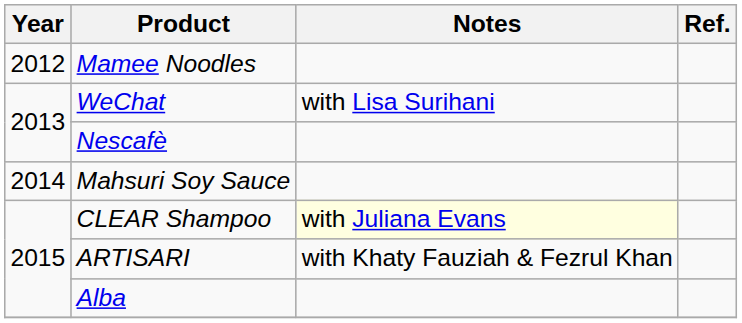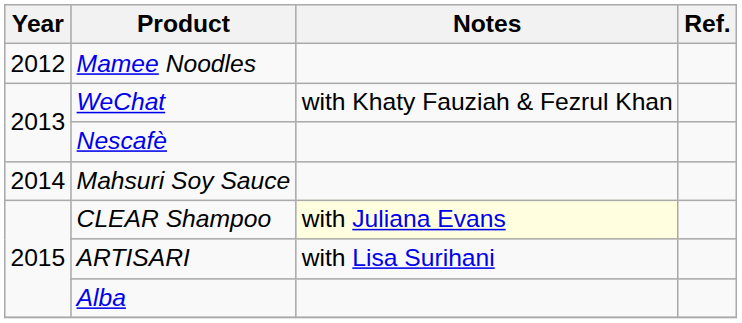(398, 102) with Lisa Surihani -> (487, 102) with Khaty Fauziah & Fezrul Khan
(487, 258) with Khaty Fauziah & Fezrul Khan -> (398, 258) with Lisa Surihani
